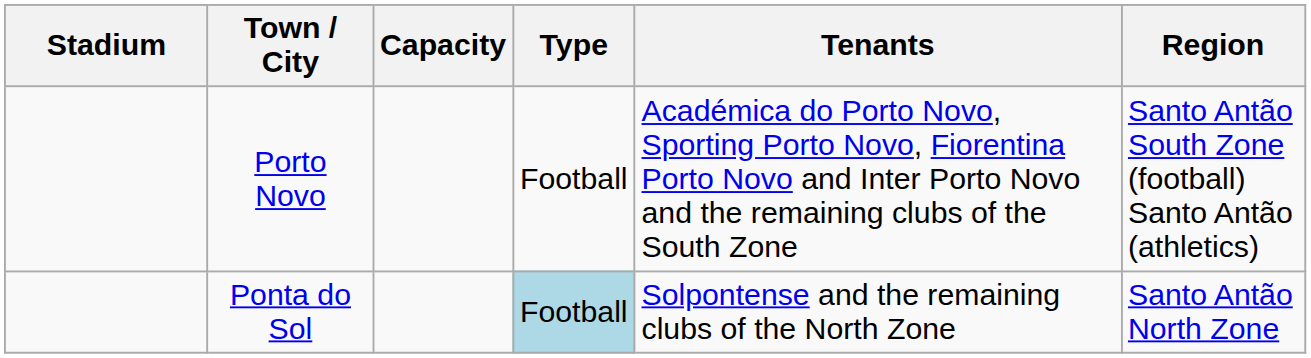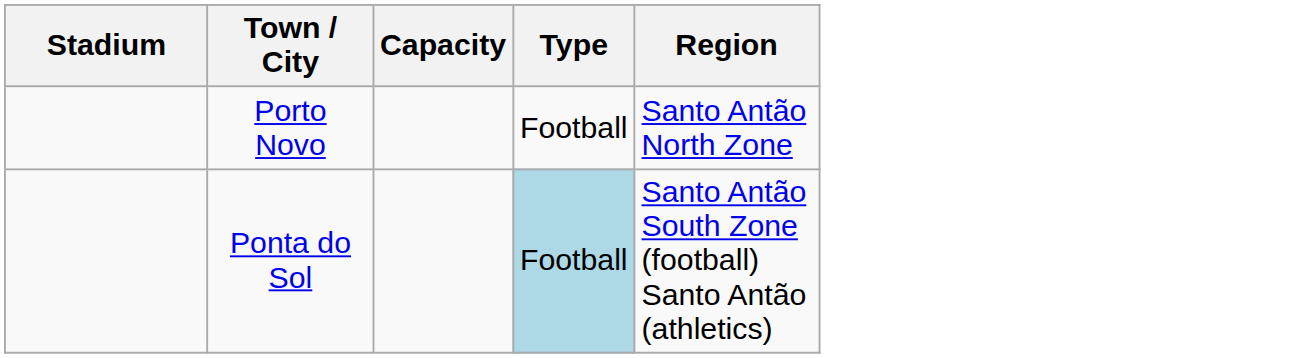- column: (878, 45)
(1210, 178) Santo Antão South Zone (football) Santo Antão (athletics) -> (724, 127) Santo Antão North Zone
(1210, 311) Santo Antão North Zone -> (724, 260) Santo Antão South Zone (football) Santo Antão (athletics)
